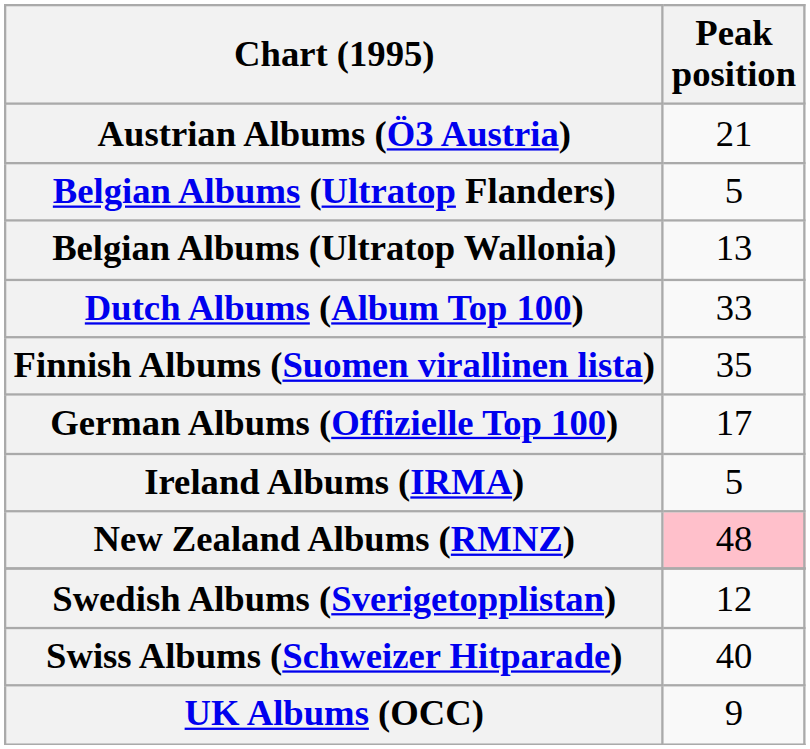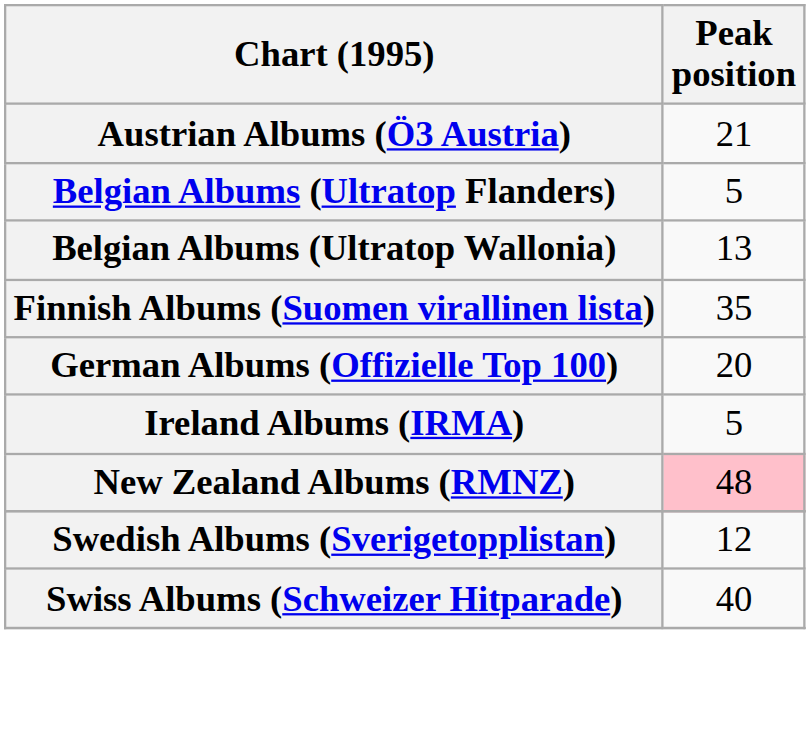- row: (334, 307)
(734, 423) 17 -> (734, 365) 20
- row: (334, 713)
